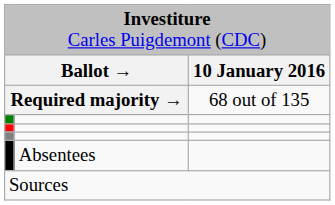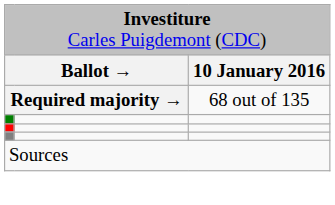- row: (9, 155)
